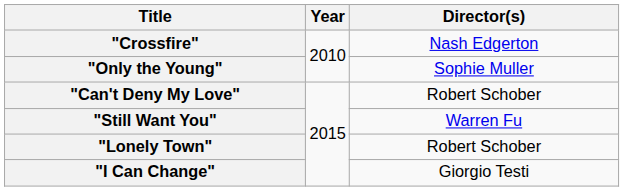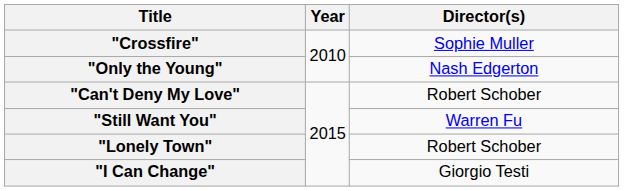(484, 43) Nash Edgerton -> (484, 43) Sophie Muller
(484, 69) Sophie Muller -> (484, 69) Nash Edgerton
